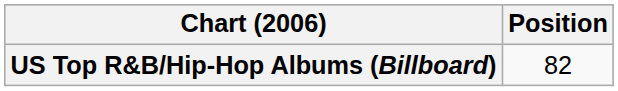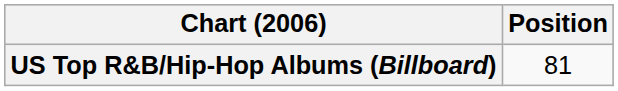(558, 64) 82 -> (558, 64) 81
